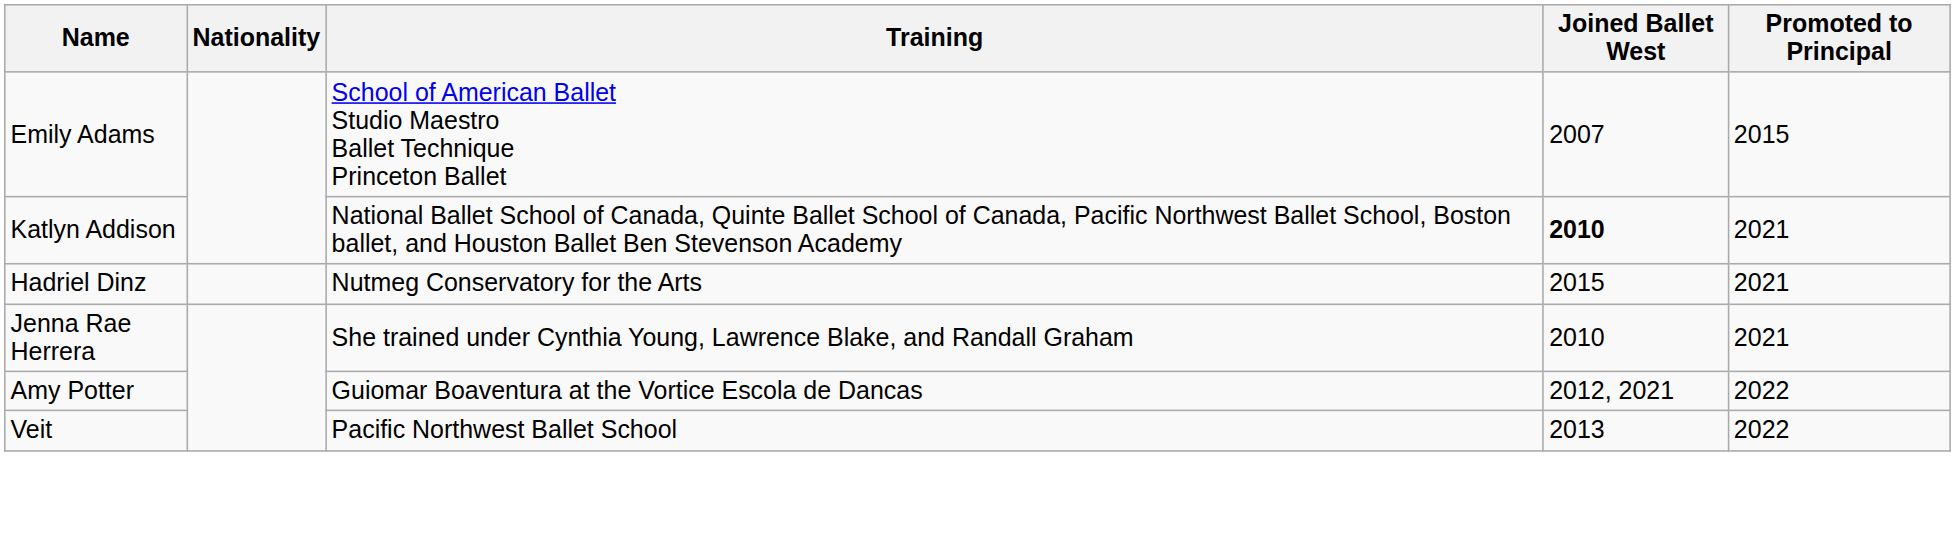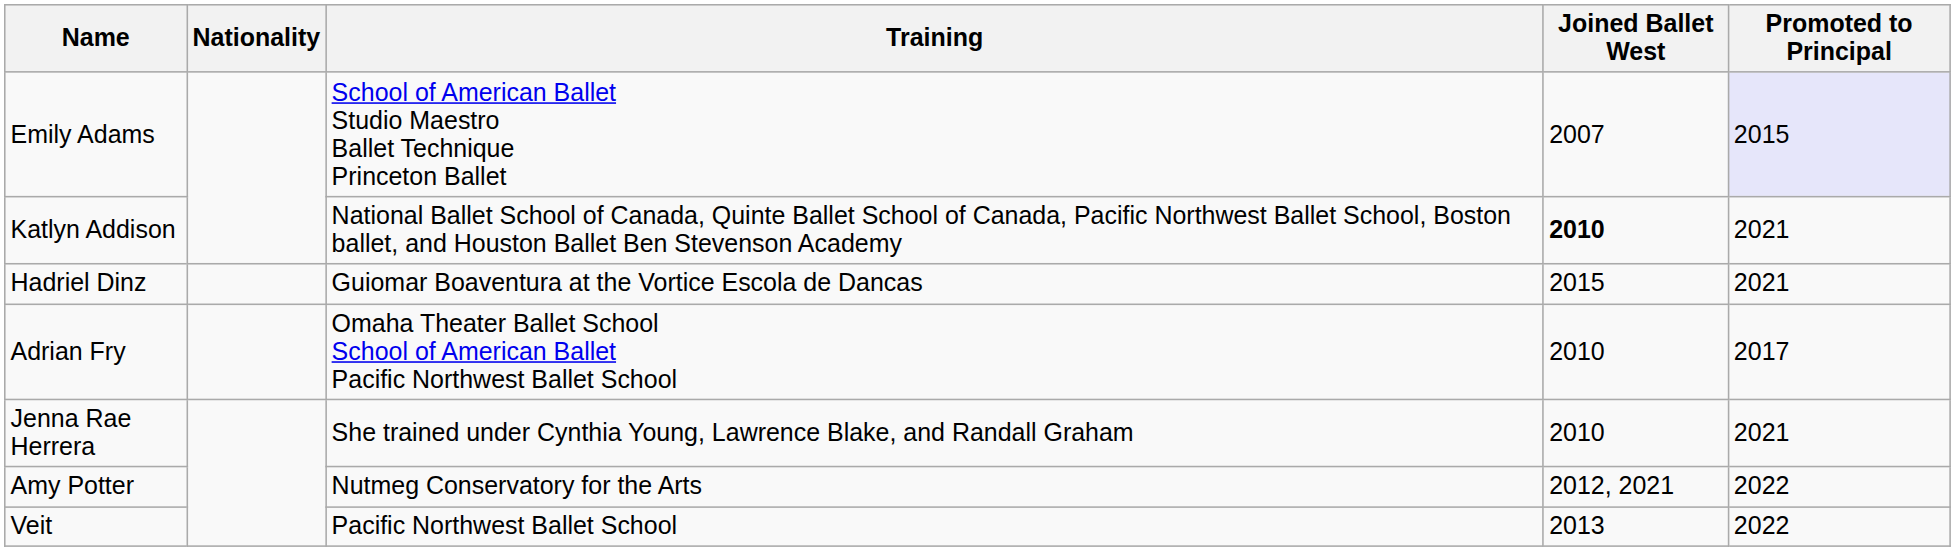(1762, 134) no background -> (1762, 134) lavender background
(517, 283) Nutmeg Conservatory for the Arts -> (627, 283) Guiomar Boaventura at the Vortice Escola de Dancas
+ row: (68, 351)
(627, 390) Guiomar Boaventura at the Vortice Escola de Dancas -> (517, 486) Nutmeg Conservatory for the Arts
